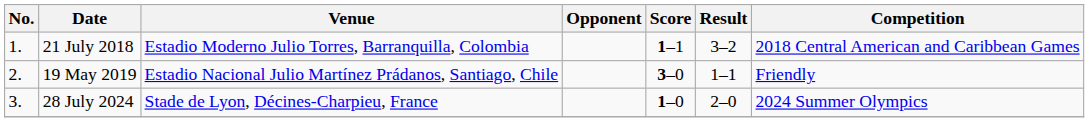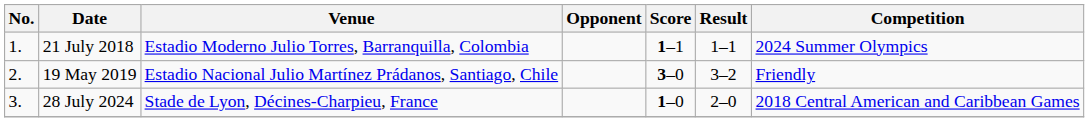(723, 46) 3–2 -> (723, 46) 1–1
(918, 46) 2018 Central American and Caribbean Games -> (842, 46) 2024 Summer Olympics
(723, 74) 1–1 -> (723, 74) 3–2
(842, 102) 2024 Summer Olympics -> (918, 102) 2018 Central American and Caribbean Games
